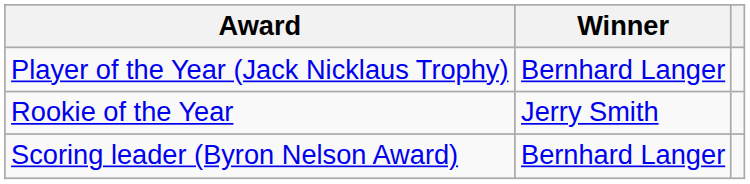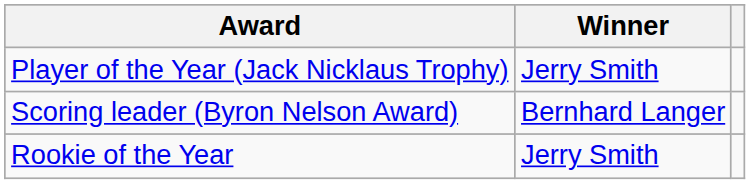(623, 69) Bernhard Langer -> (590, 69) Jerry Smith
rows swapped: (122, 112) <-> (235, 155)
